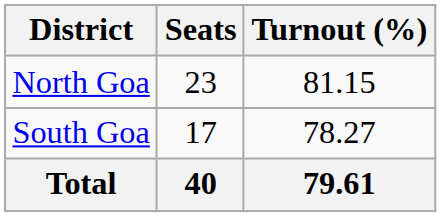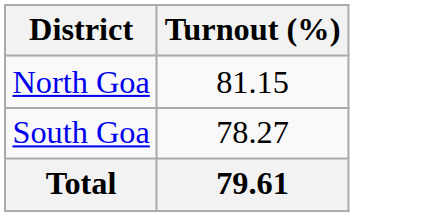- column: (201, 30)
